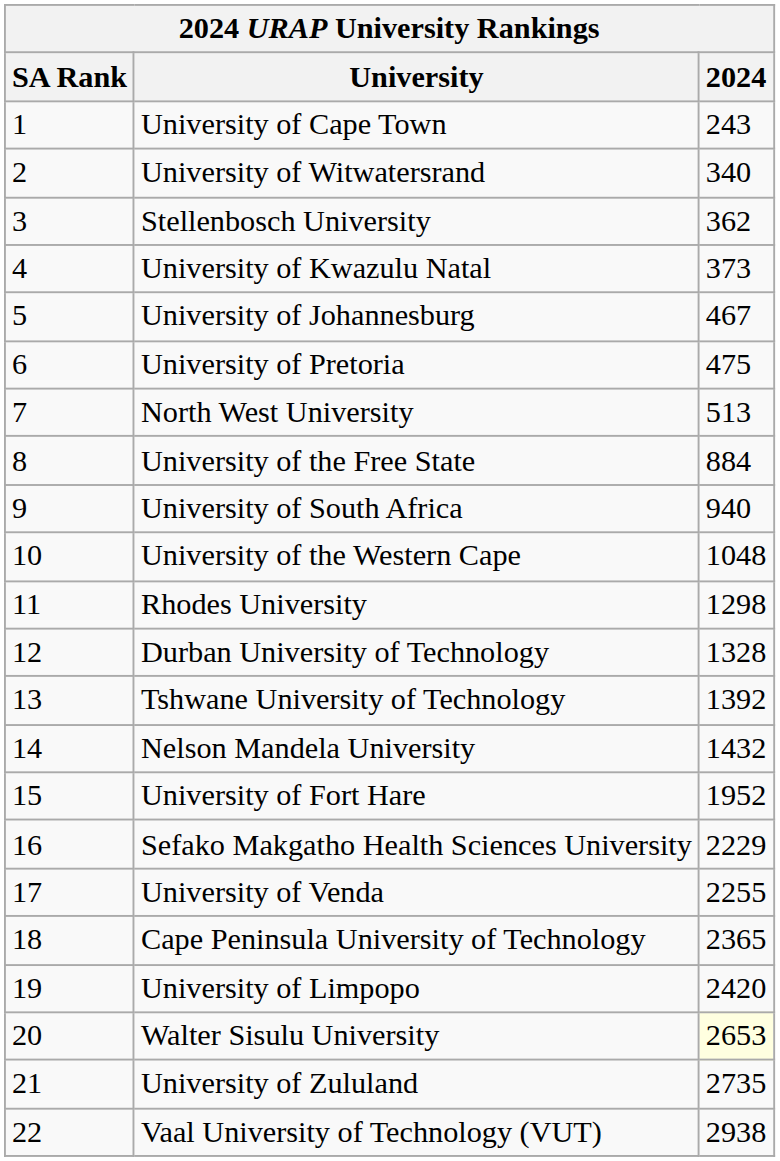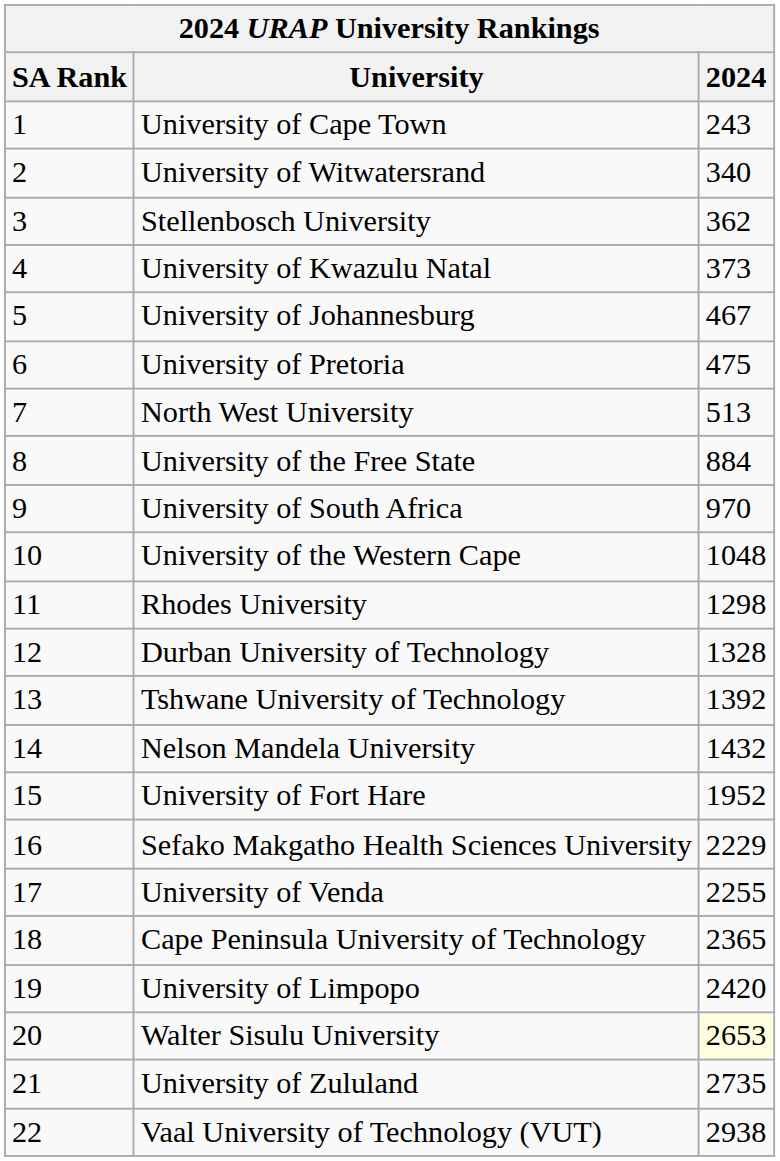(729, 508) 940 -> (729, 508) 970
